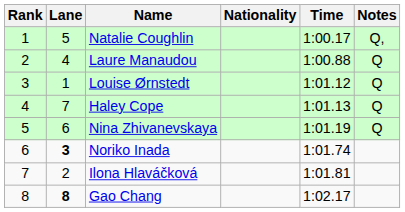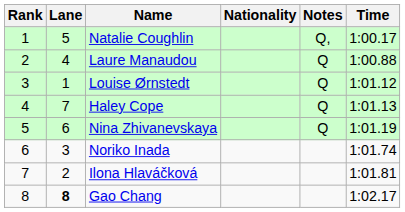columns swapped: (327, 15) <-> (377, 15)
(66, 151) bold -> (66, 151) normal
